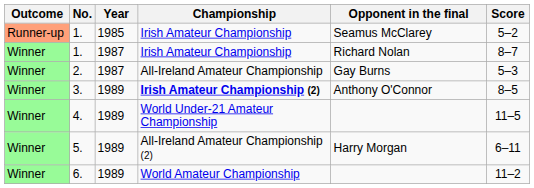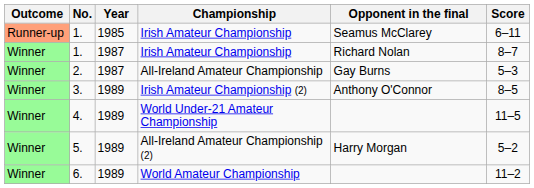(508, 33) 5–2 -> (508, 33) 6–11
(230, 90) bold -> (224, 90) normal
(508, 148) 6–11 -> (508, 148) 5–2
